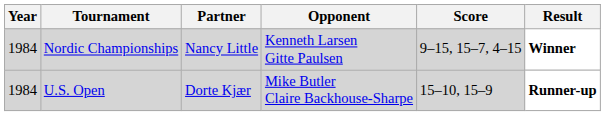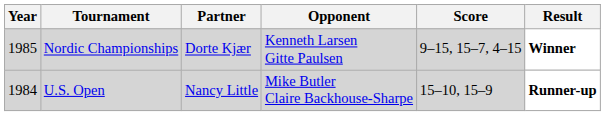(22, 49) 1984 -> (22, 49) 1985
(222, 49) Nancy Little -> (218, 49) Dorte Kjær
(218, 90) Dorte Kjær -> (222, 90) Nancy Little
